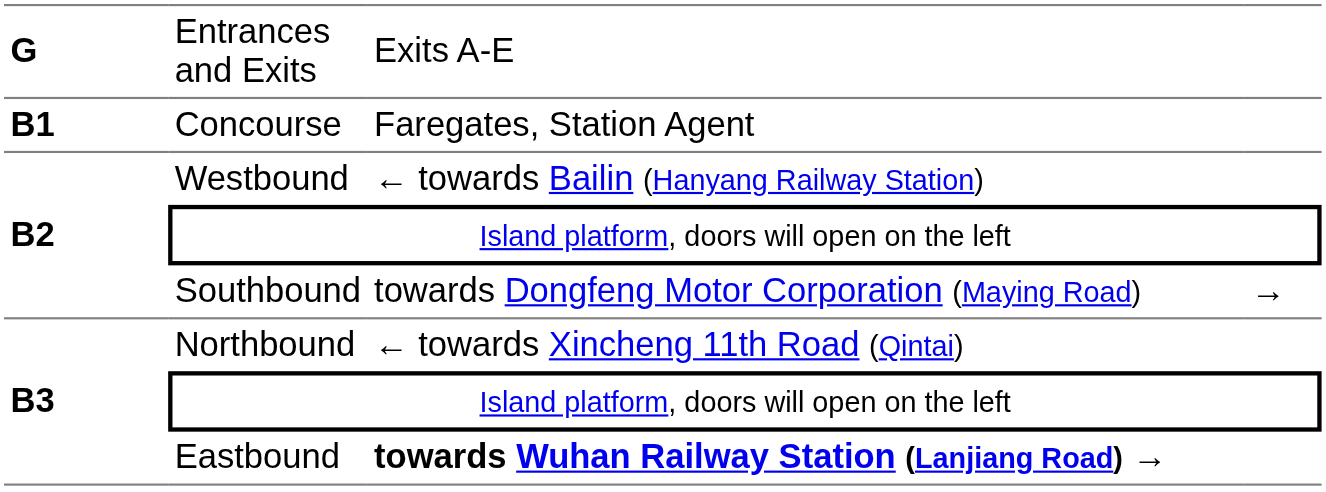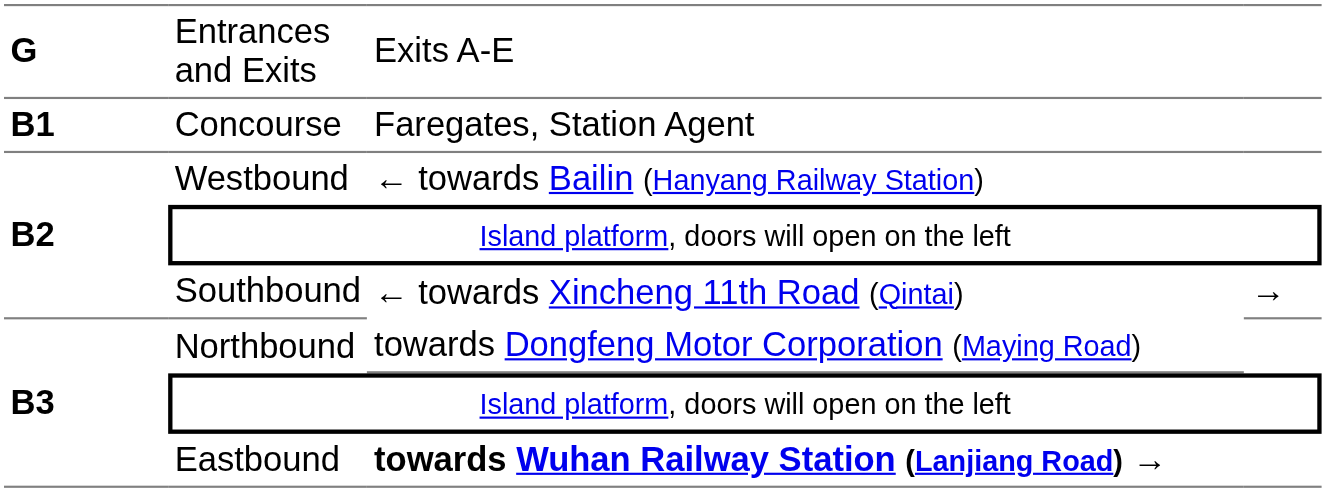(758, 290) towards Dongfeng Motor Corporation (Maying Road) -> (669, 291) ← towards Xincheng 11th Road (Qintai)
(669, 344) ← towards Xincheng 11th Road (Qintai) -> (758, 344) towards Dongfeng Motor Corporation (Maying Road)
